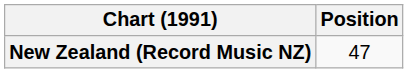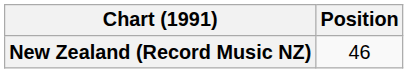(360, 51) 47 -> (360, 51) 46
